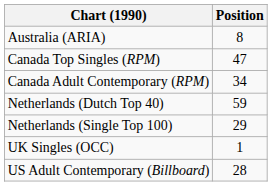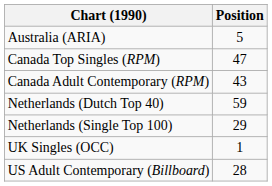(240, 37) 8 -> (240, 37) 5
(240, 81) 34 -> (240, 81) 43
